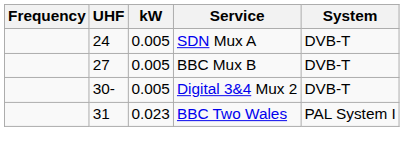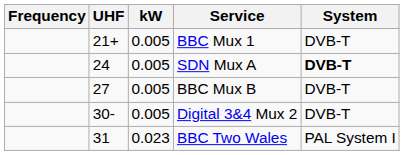+ row: (216, 41)
(327, 41) normal -> (328, 65) bold
